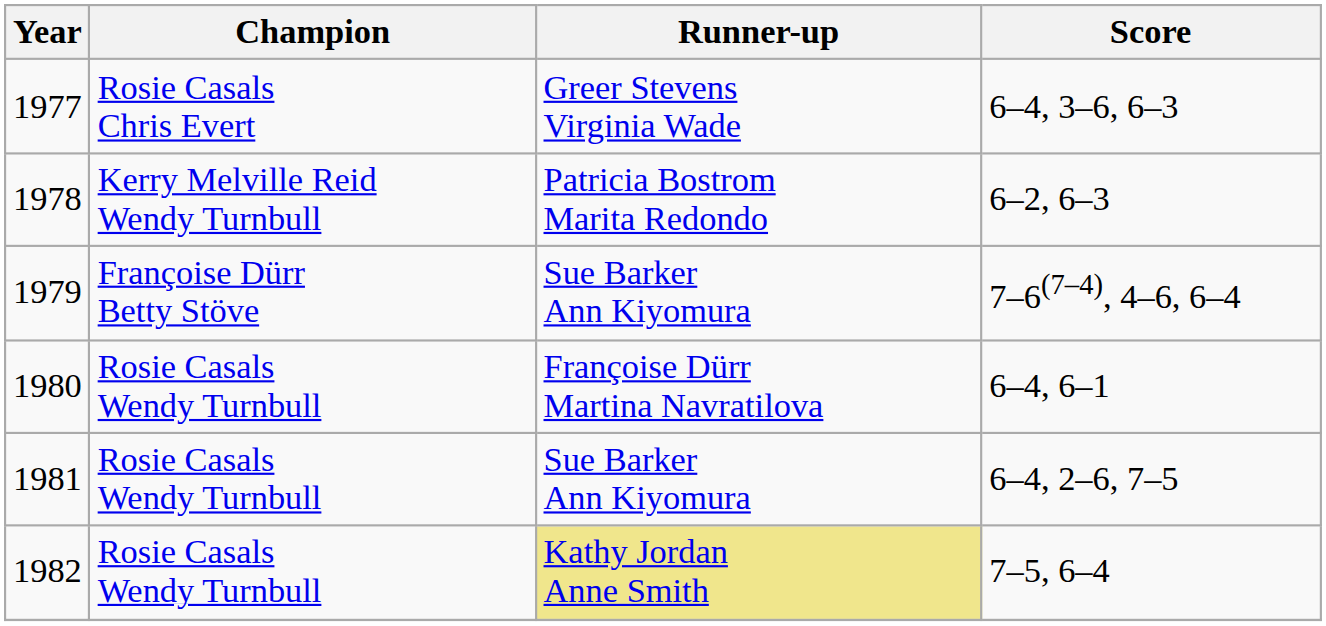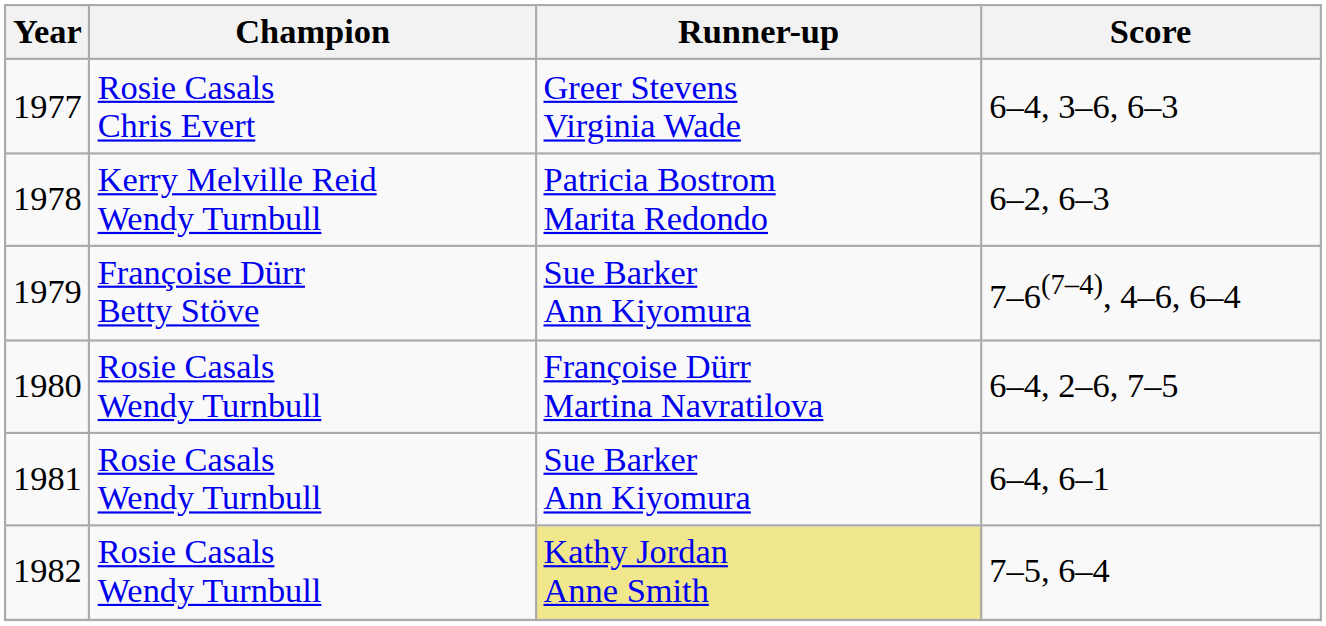(1050, 385) 6–4, 6–1 -> (1084, 385) 6–4, 2–6, 7–5
(1084, 478) 6–4, 2–6, 7–5 -> (1050, 478) 6–4, 6–1
